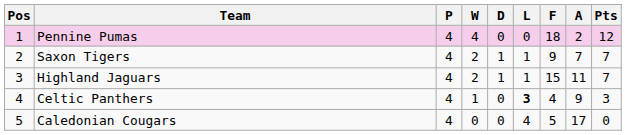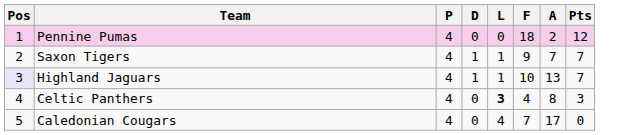- column: (475, 15)
(19, 78) no background -> (19, 78) lavender background
(553, 78) 15 -> (527, 78) 10
(579, 78) 11 -> (553, 78) 13
(579, 99) 9 -> (553, 99) 8
(553, 120) 5 -> (527, 120) 7
